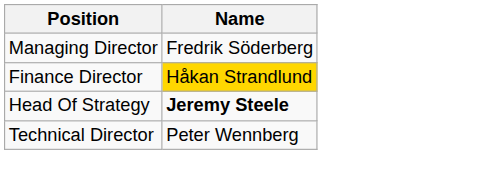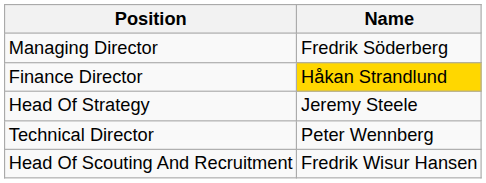(228, 105) bold -> (359, 105) normal
+ row: (151, 163)
